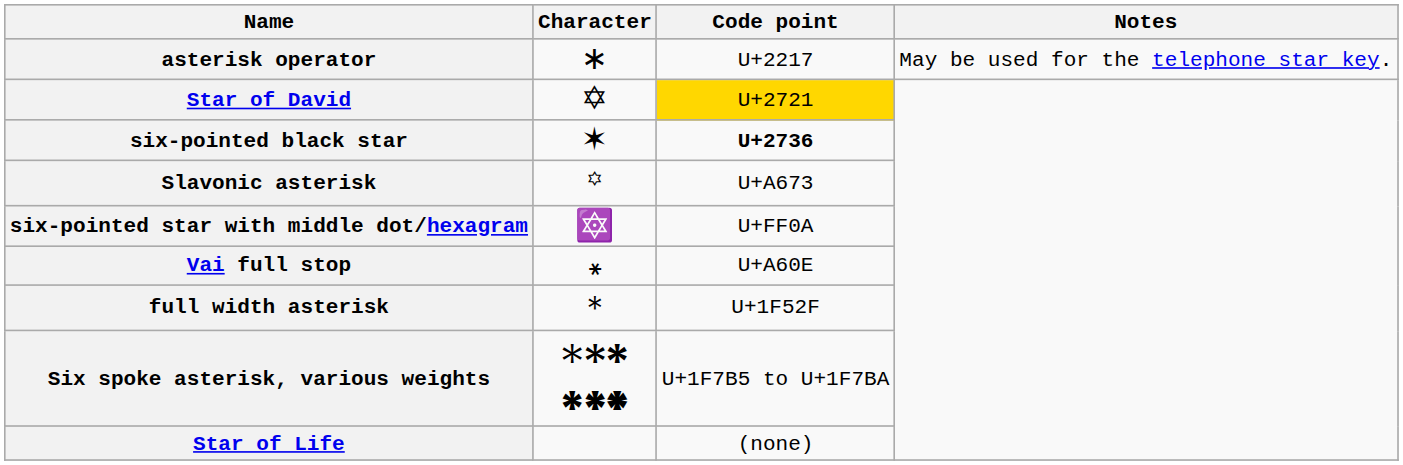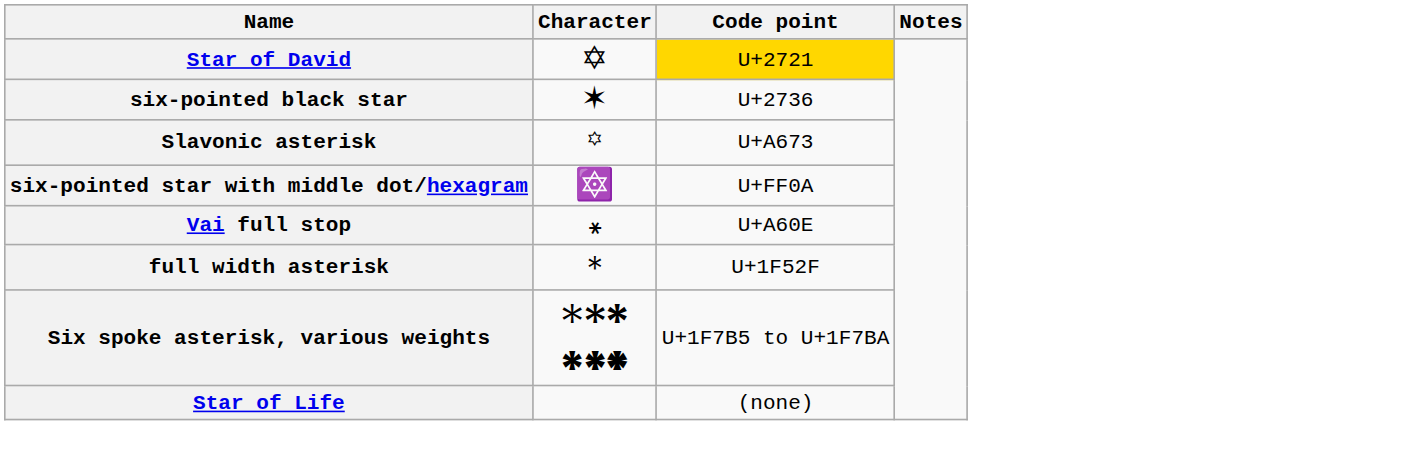- row: (269, 59)
(776, 140) bold -> (776, 100) normal
